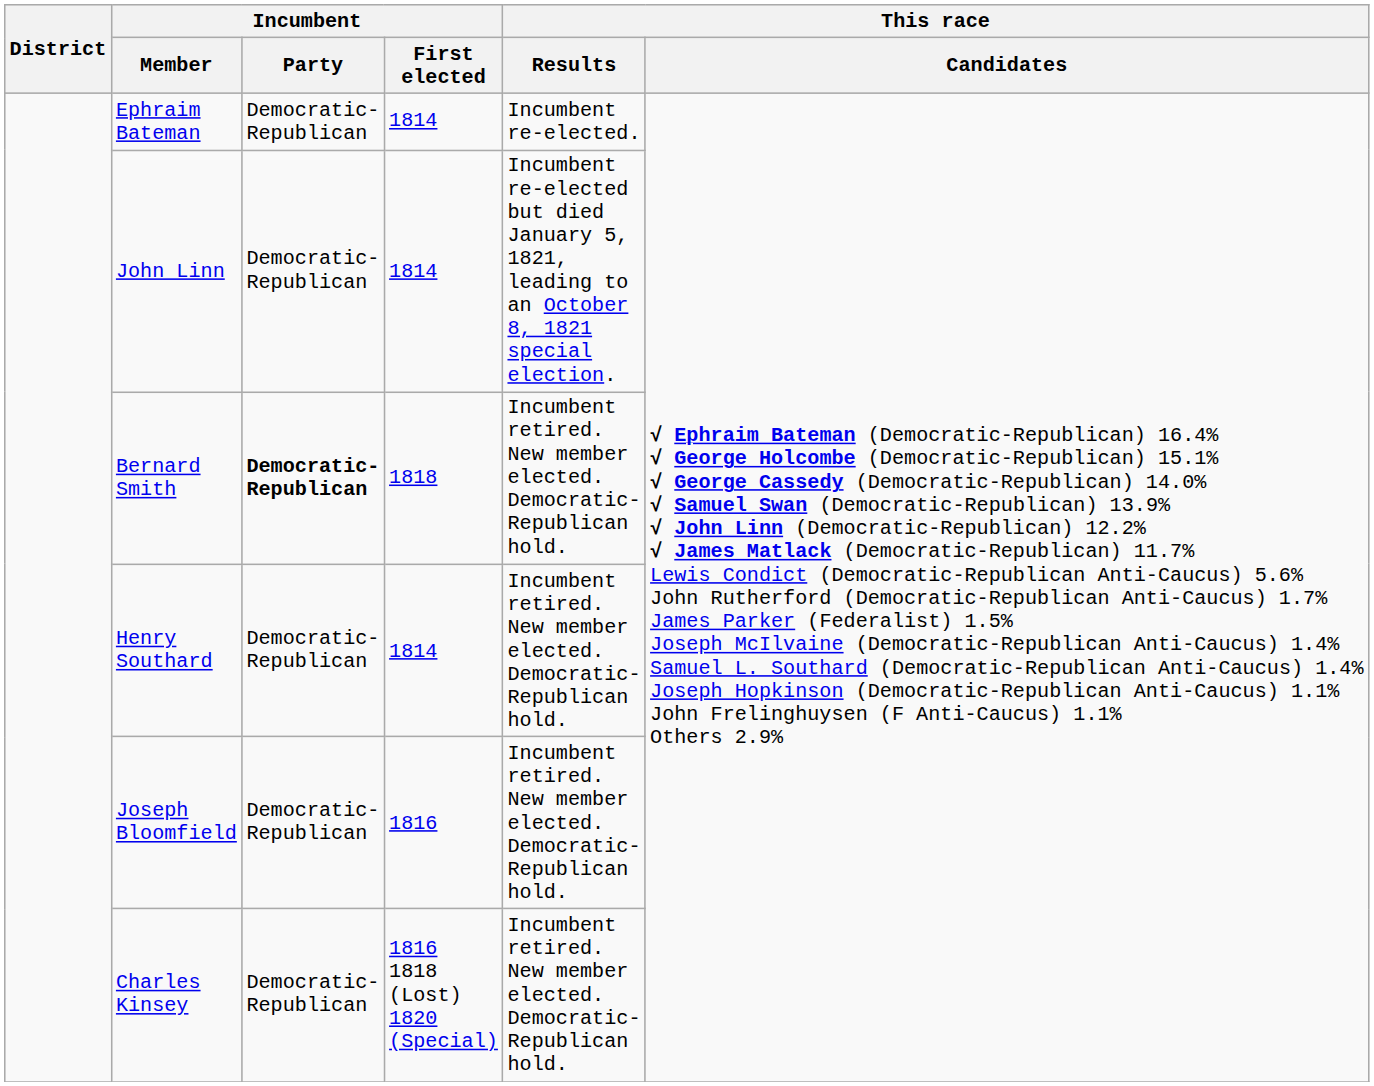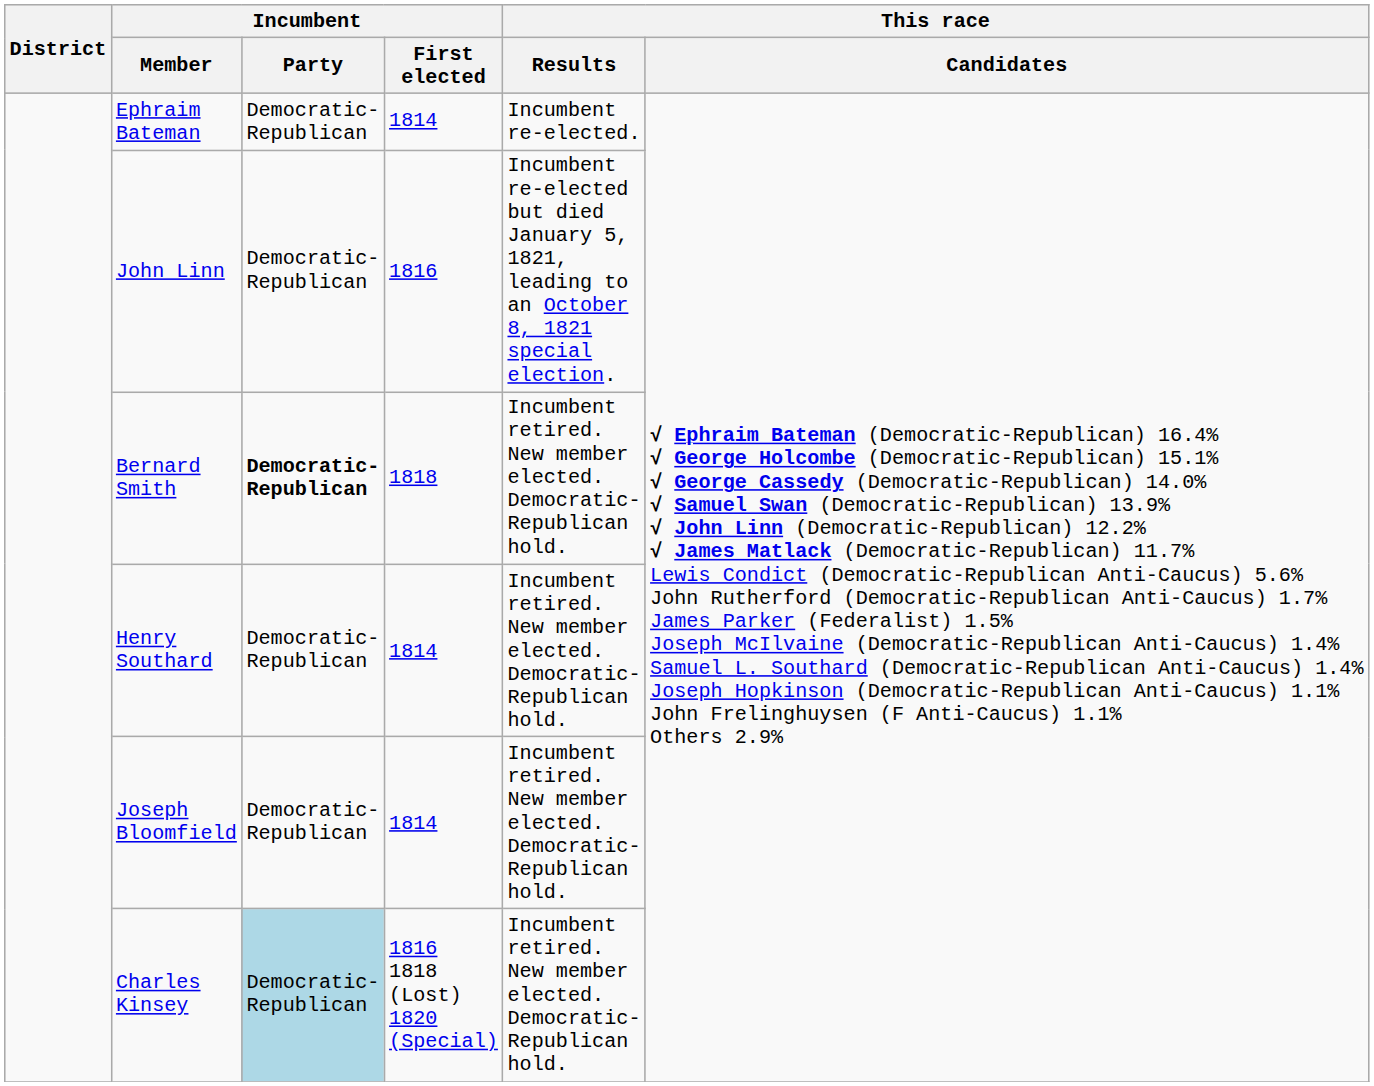(413, 271) 1814 -> (413, 271) 1816
(413, 823) 1816 -> (413, 823) 1814
(313, 995) no background -> (313, 995) lightblue background
